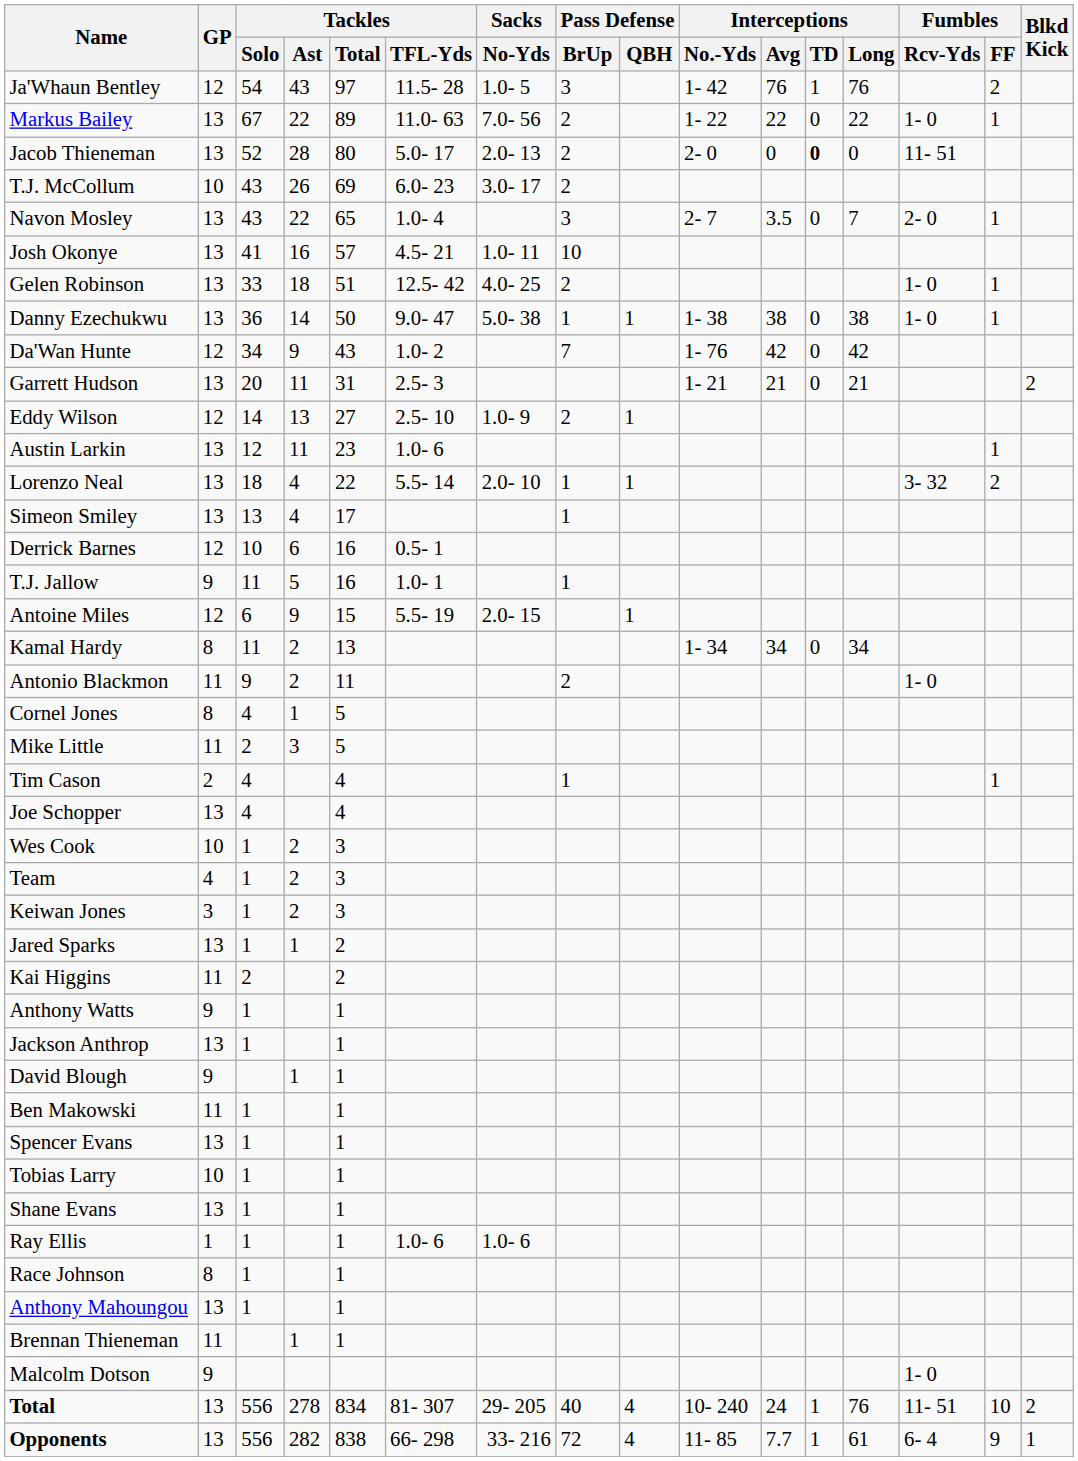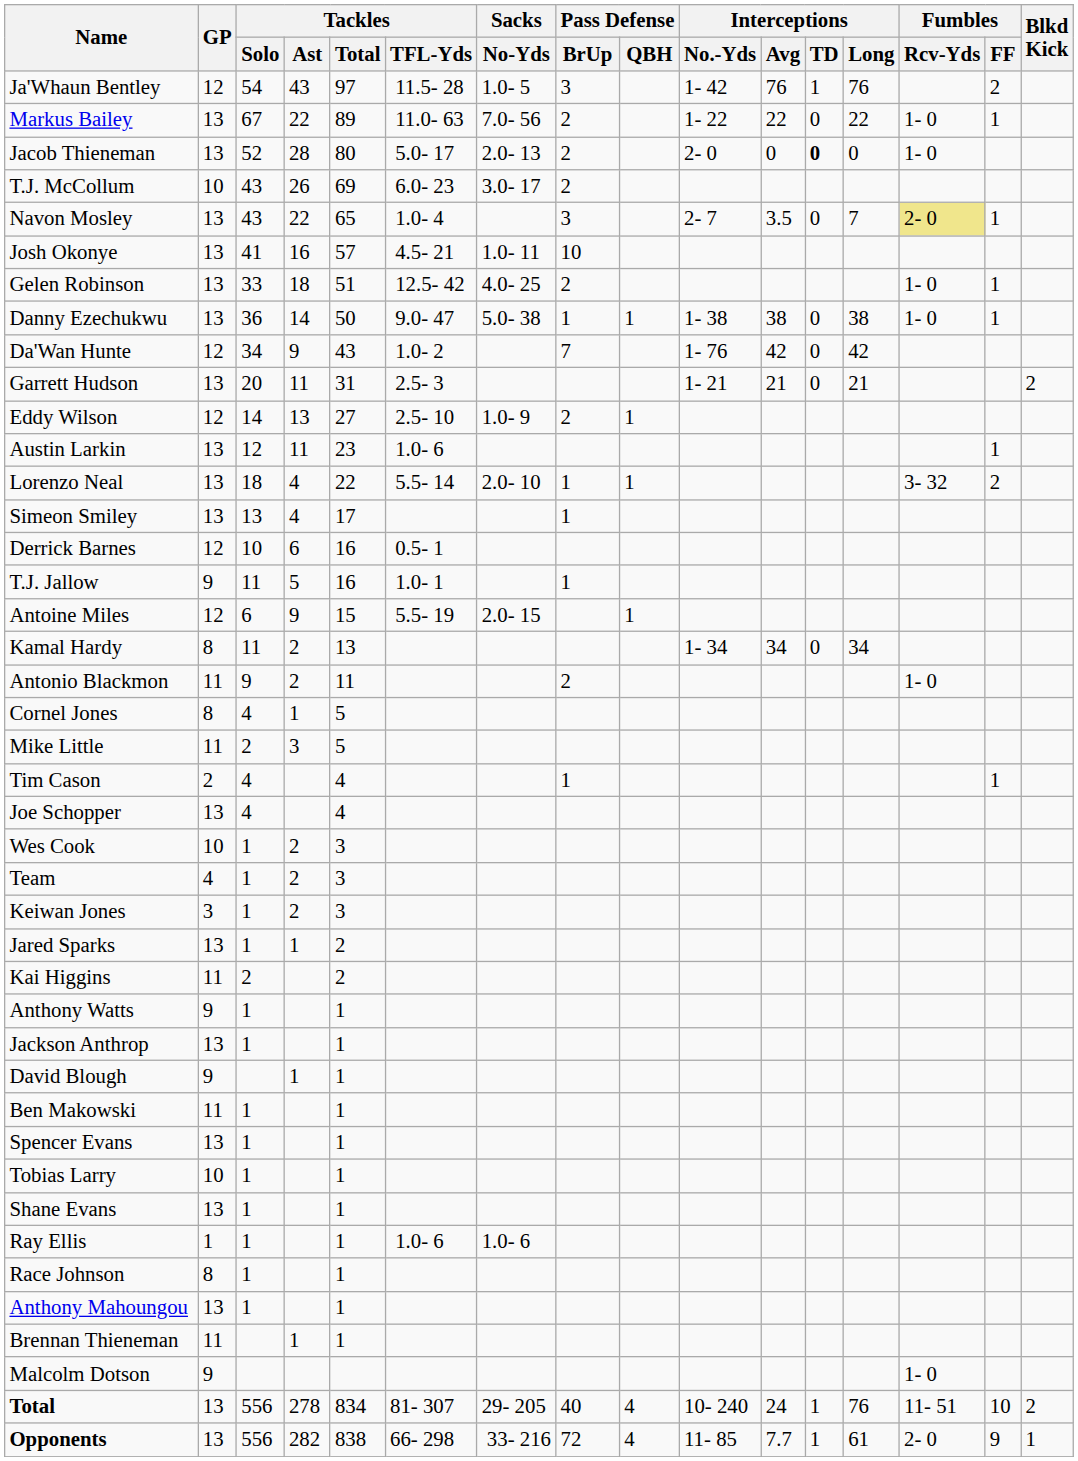(930, 152) 11- 51 -> (920, 152) 1- 0
(920, 218) no background -> (920, 218) khaki background
(920, 1439) 6- 4 -> (920, 1439) 2- 0
